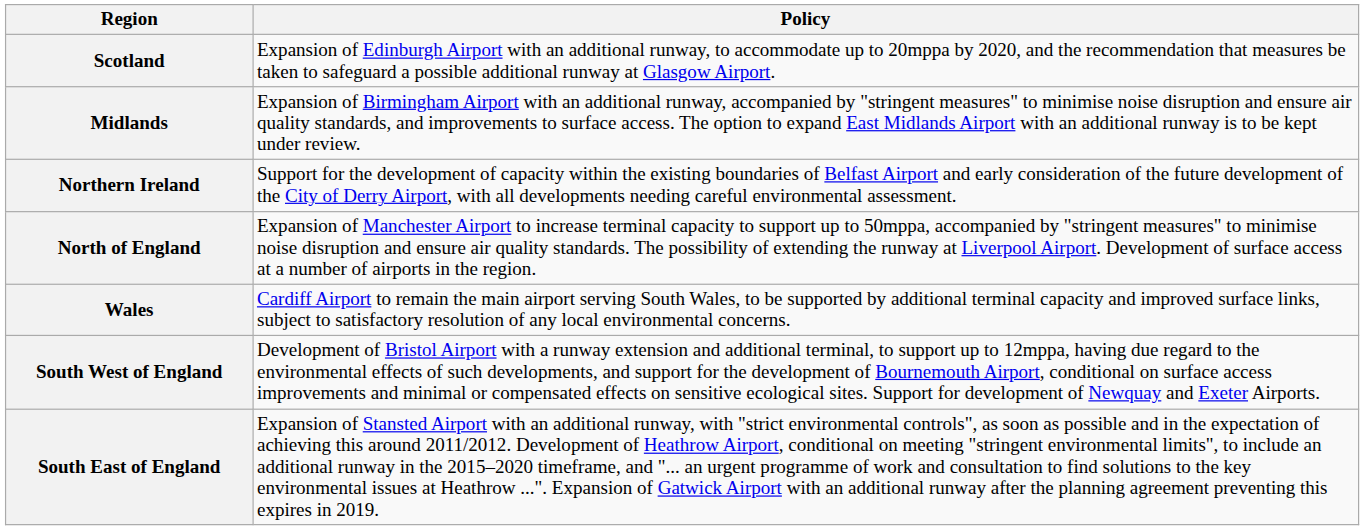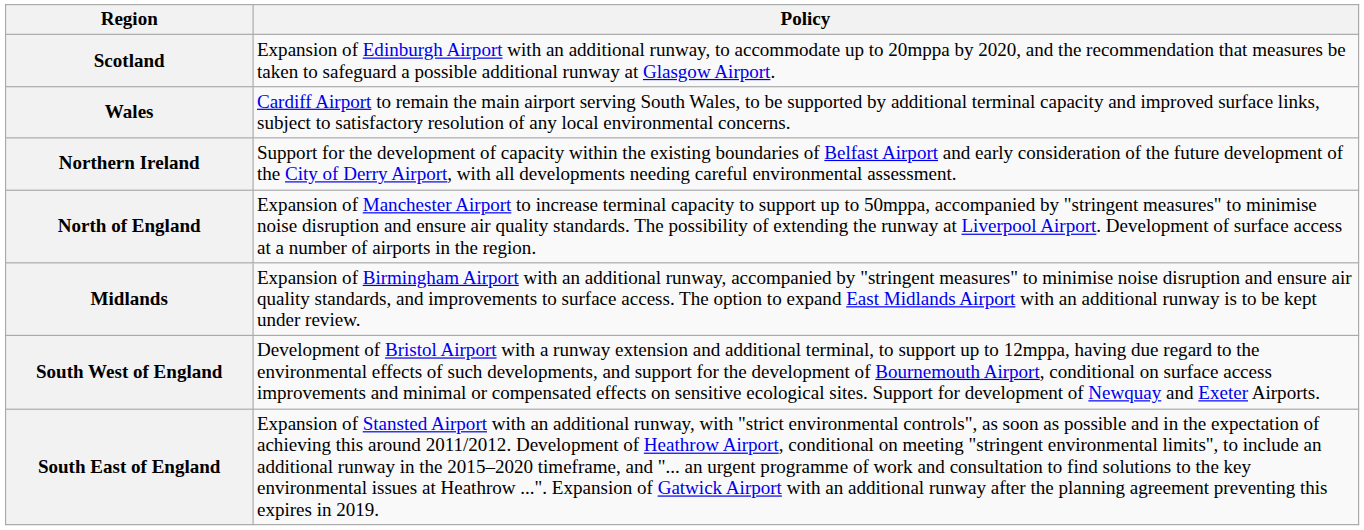rows swapped: (129, 309) <-> (129, 122)
